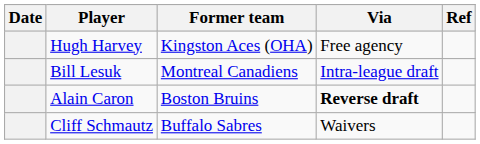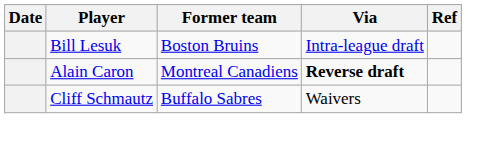- row: (96, 44)
(229, 71) Montreal Canadiens -> (210, 44) Boston Bruins
(210, 98) Boston Bruins -> (229, 71) Montreal Canadiens
